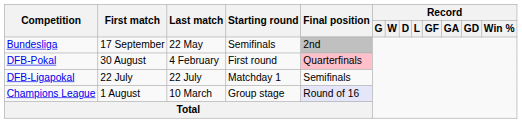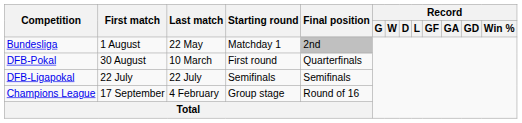(132, 45) 17 September -> (120, 45) 1 August
(252, 45) Semifinals -> (255, 45) Matchday 1
(194, 61) 4 February -> (191, 61) 10 March
(333, 61) pink background -> (333, 61) no background
(255, 77) Matchday 1 -> (252, 77) Semifinals
(120, 93) 1 August -> (132, 93) 17 September
(191, 93) 10 March -> (194, 93) 4 February
(331, 93) lavender background -> (331, 93) no background
